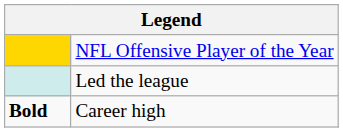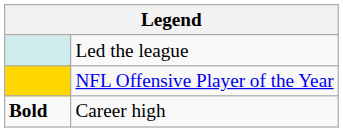rows swapped: (205, 50) <-> (132, 80)
